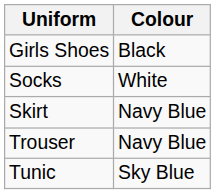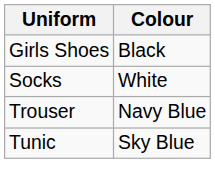- row: (28, 111)
